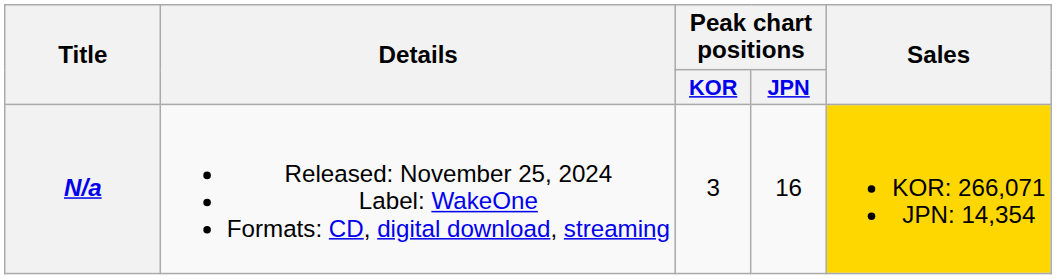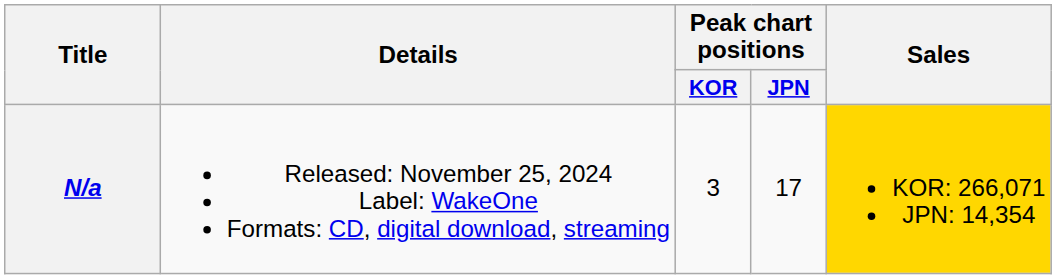(789, 188) 16 -> (789, 188) 17
